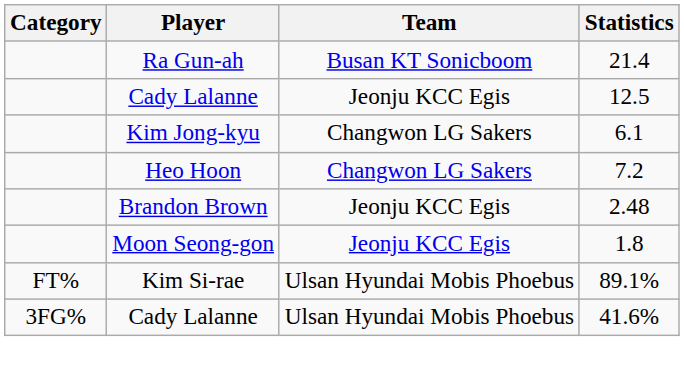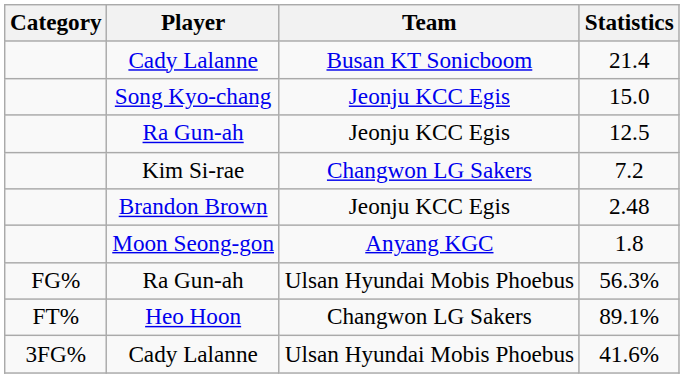(193, 59) Ra Gun-ah -> (193, 59) Cady Lalanne
+ row: (629, 96)
(193, 96) Cady Lalanne -> (193, 133) Ra Gun-ah
- row: (629, 133)
(193, 170) Heo Hoon -> (193, 170) Kim Si-rae
(429, 243) Jeonju KCC Egis -> (429, 243) Anyang KGC
+ row: (629, 280)
(193, 280) Kim Si-rae -> (193, 317) Heo Hoon
(429, 280) Ulsan Hyundai Mobis Phoebus -> (429, 317) Changwon LG Sakers
